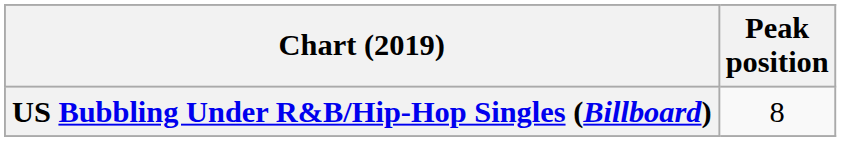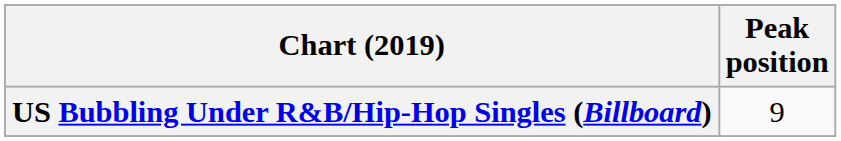(777, 111) 8 -> (777, 111) 9
